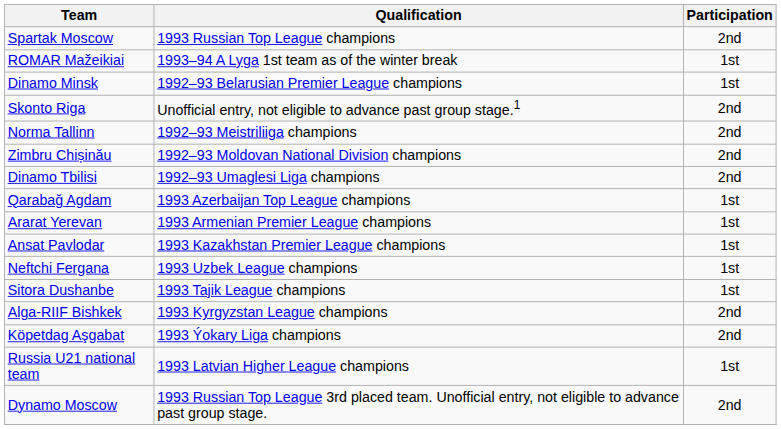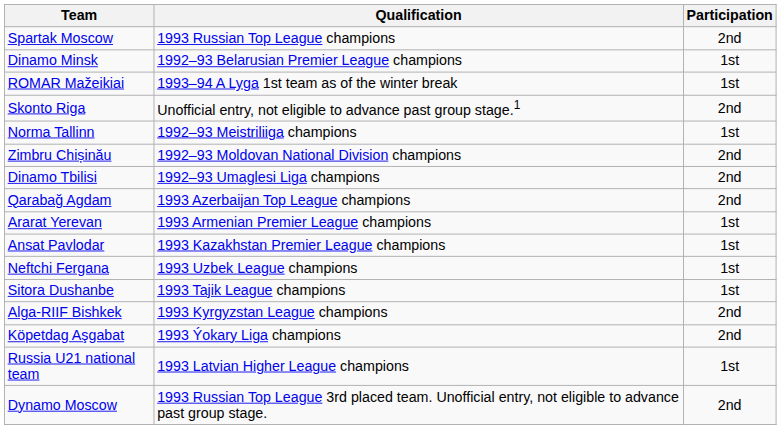rows swapped: (53, 83) <-> (66, 60)
(730, 132) 2nd -> (730, 132) 1st
(730, 200) 1st -> (730, 200) 2nd
